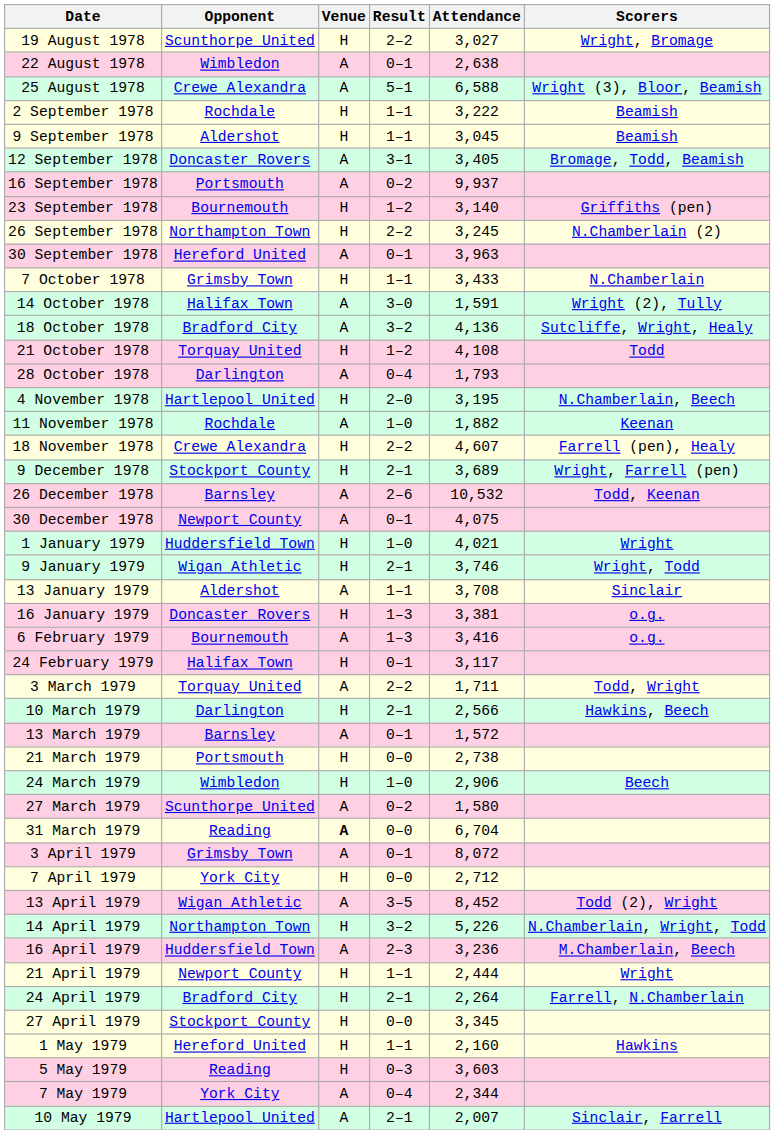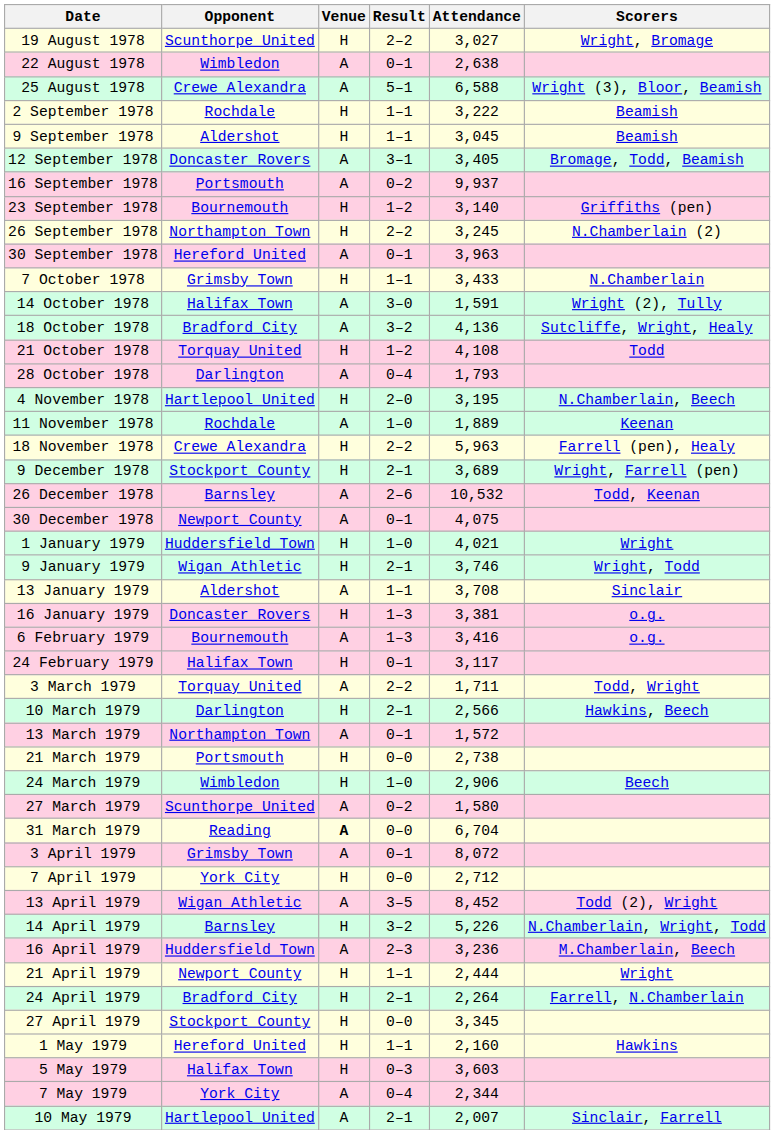(477, 424) 1,882 -> (477, 424) 1,889
(477, 447) 4,607 -> (477, 447) 5,963
(240, 735) Barnsley -> (240, 735) Northampton Town
(240, 926) Northampton Town -> (240, 926) Barnsley
(240, 1070) Reading -> (240, 1070) Halifax Town
